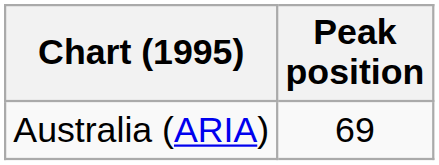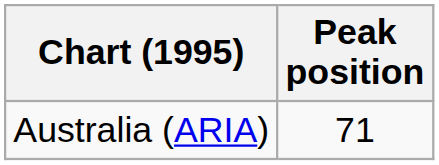(355, 129) 69 -> (355, 129) 71
